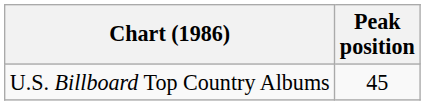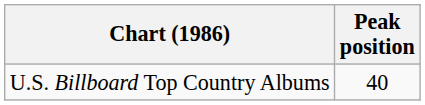(377, 81) 45 -> (377, 81) 40
